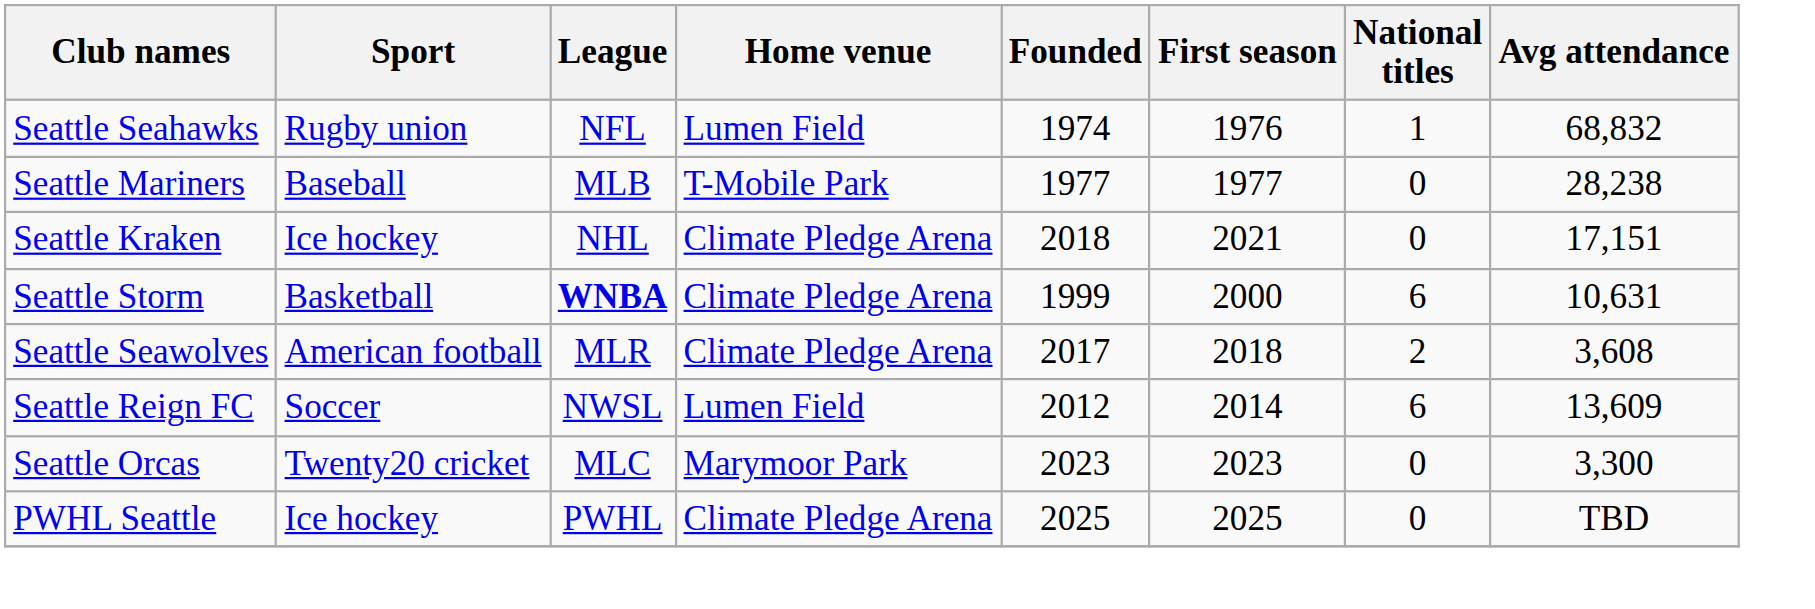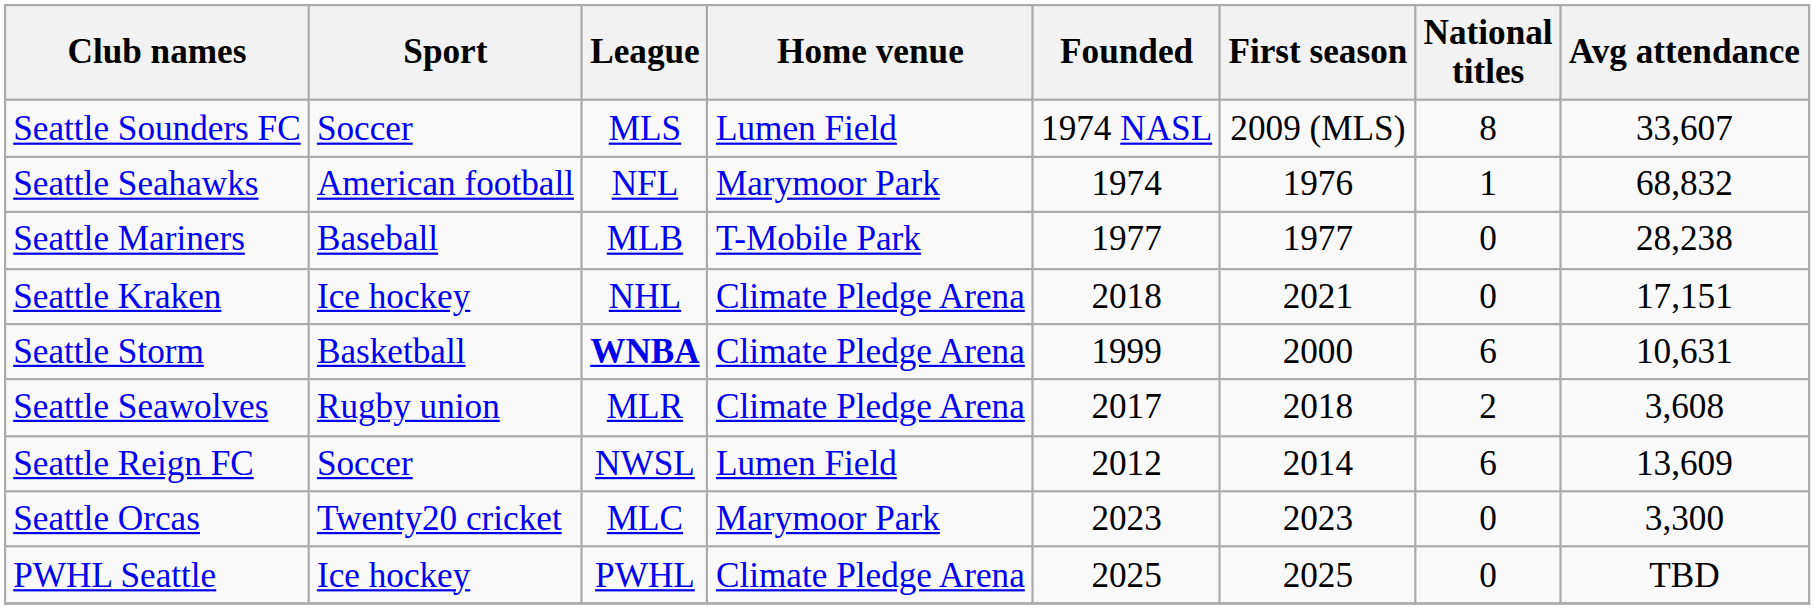+ row: (157, 127)
(376, 127) Rugby union -> (445, 183) American football
(774, 127) Lumen Field -> (828, 183) Marymoor Park
(413, 351) American football -> (408, 406) Rugby union
